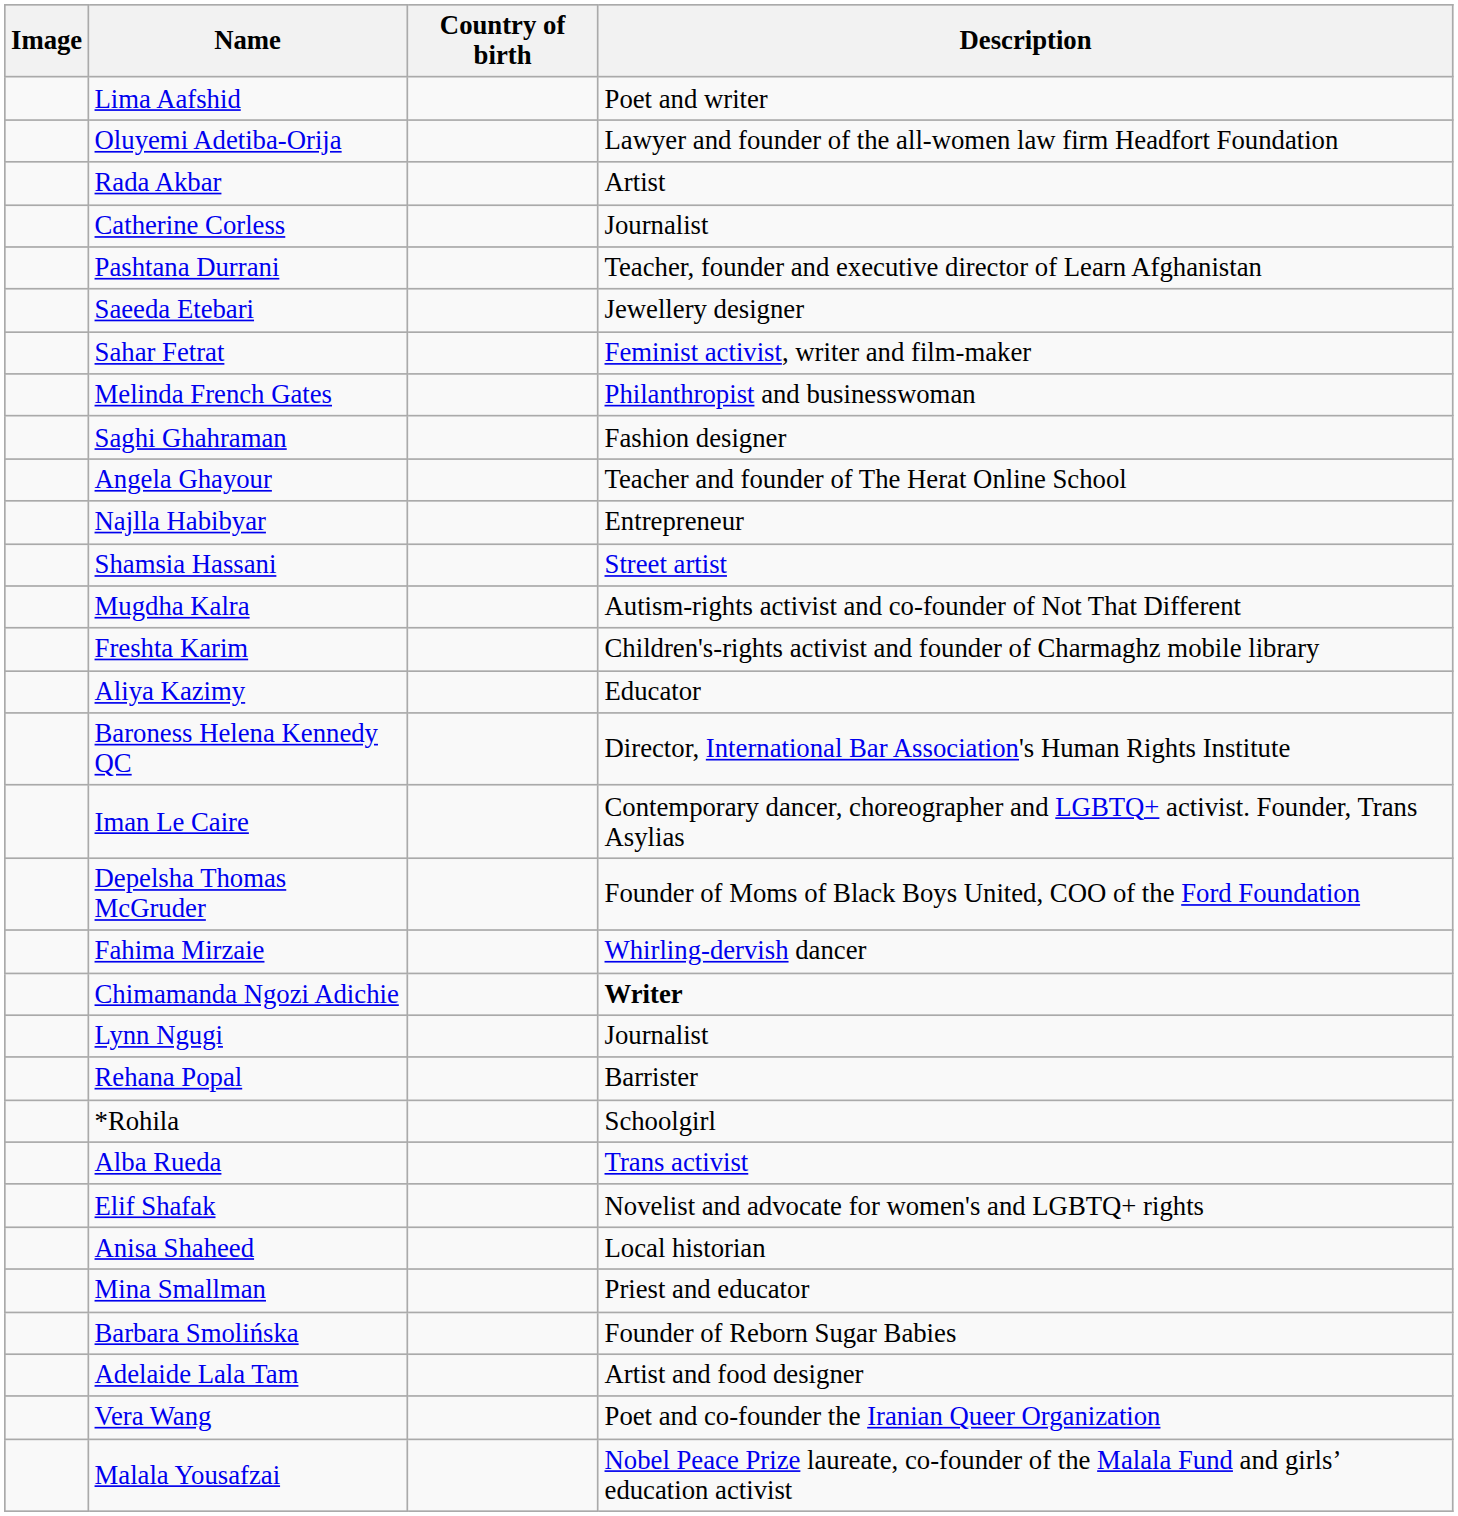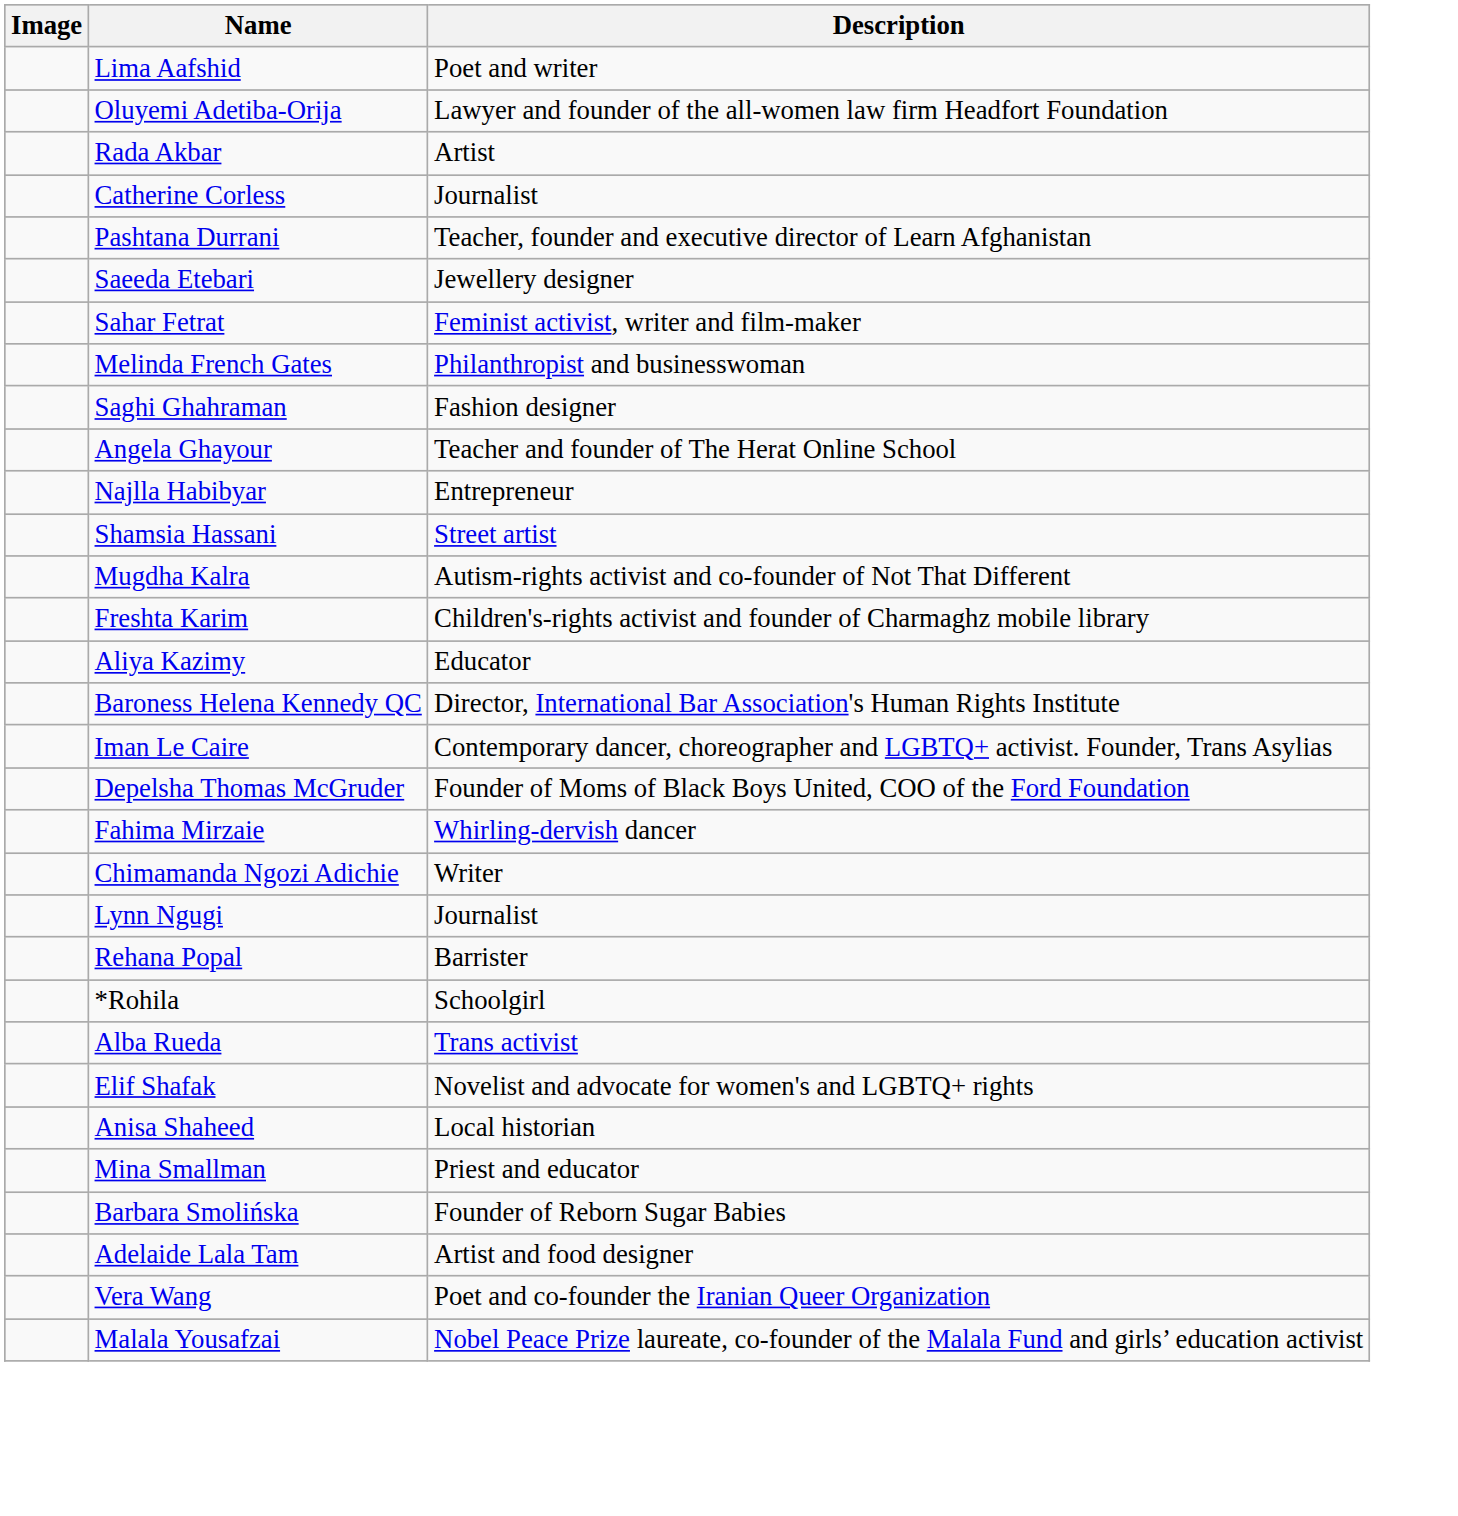- column: (503, 40)
(644, 993) bold -> (468, 873) normal
